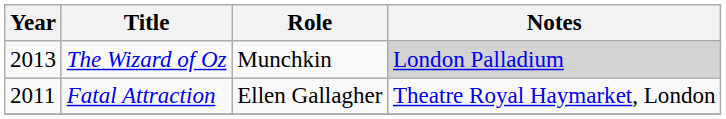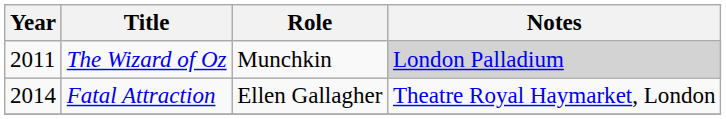(33, 59) 2013 -> (33, 59) 2011
(33, 95) 2011 -> (33, 95) 2014
